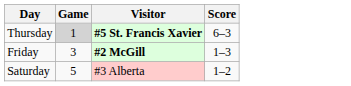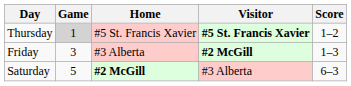+ column: (145, 14)
(222, 33) 6–3 -> (329, 33) 1–2
(222, 71) 1–2 -> (329, 71) 6–3
